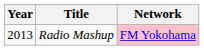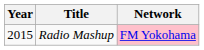(20, 34) 2013 -> (20, 34) 2015
